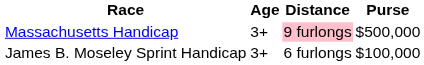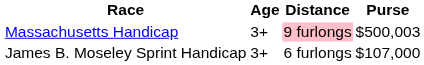(388, 31) $500,000 -> (388, 31) $500,003
(388, 53) $100,000 -> (388, 53) $107,000
